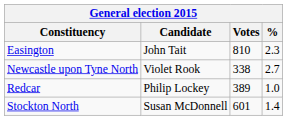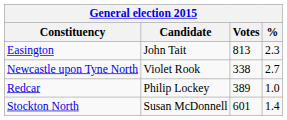(242, 50) 810 -> (242, 50) 813
